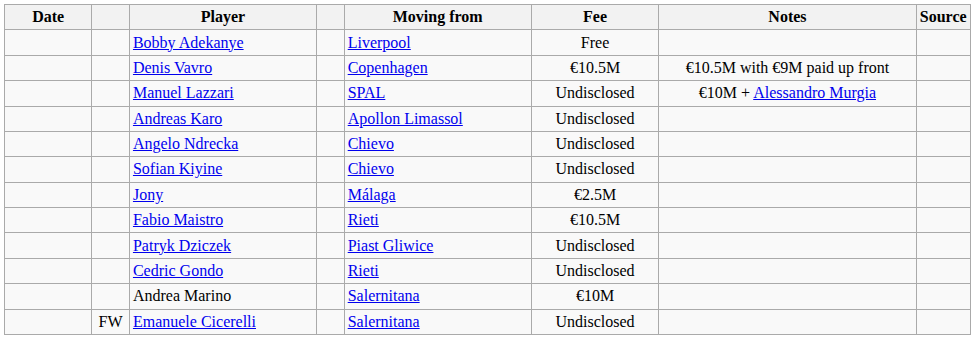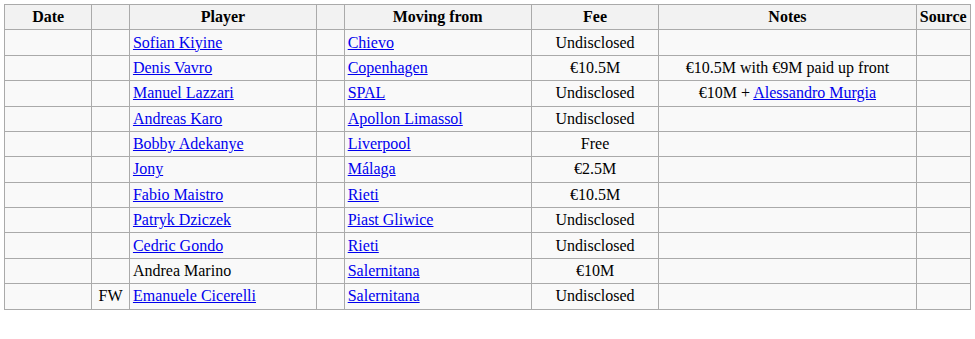rows swapped: (188, 42) <-> (178, 169)
- row: (186, 144)
